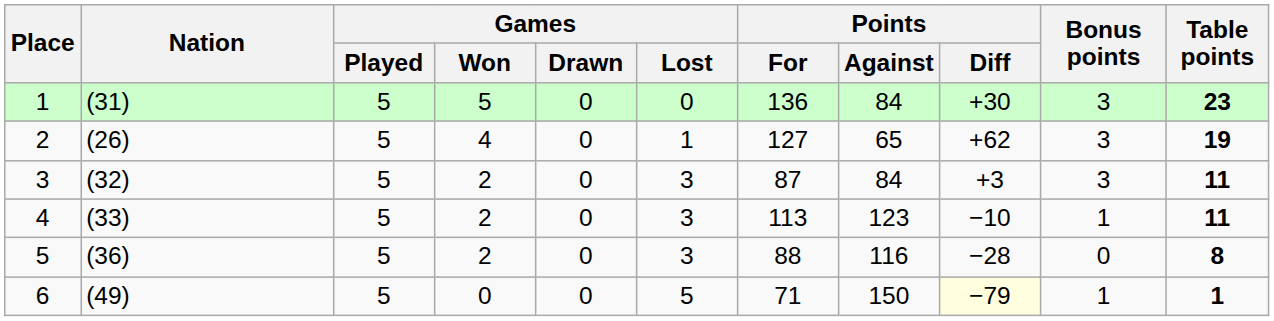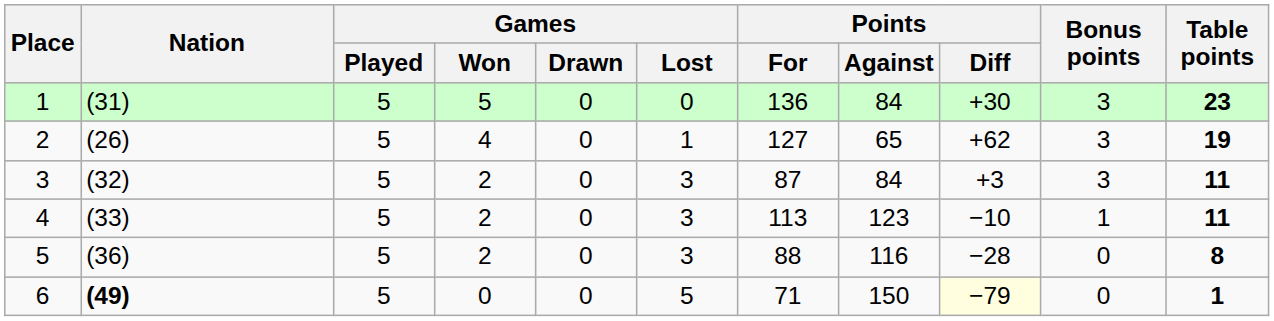(108, 295) normal -> (108, 295) bold
(1104, 295) 1 -> (1104, 295) 0
